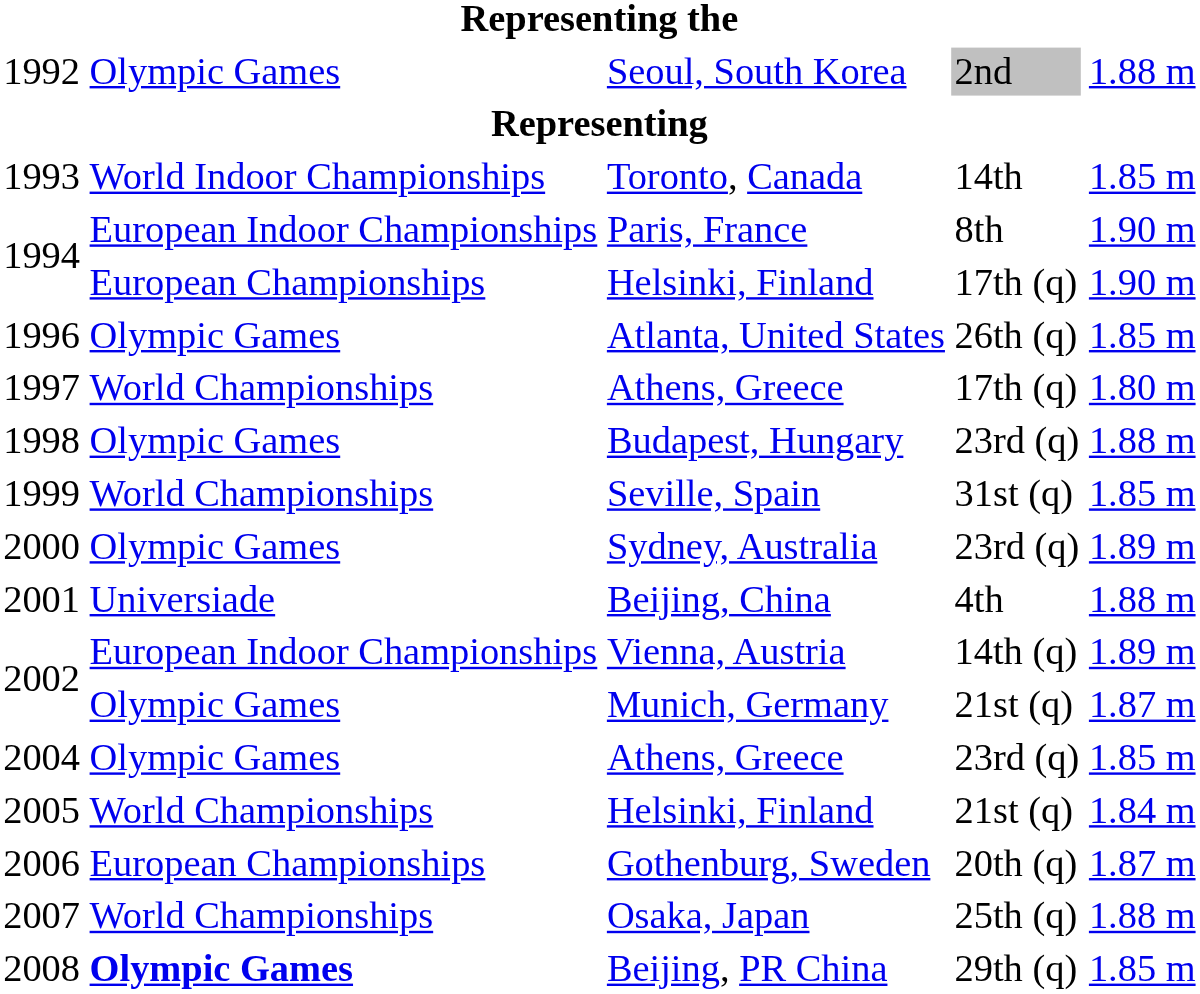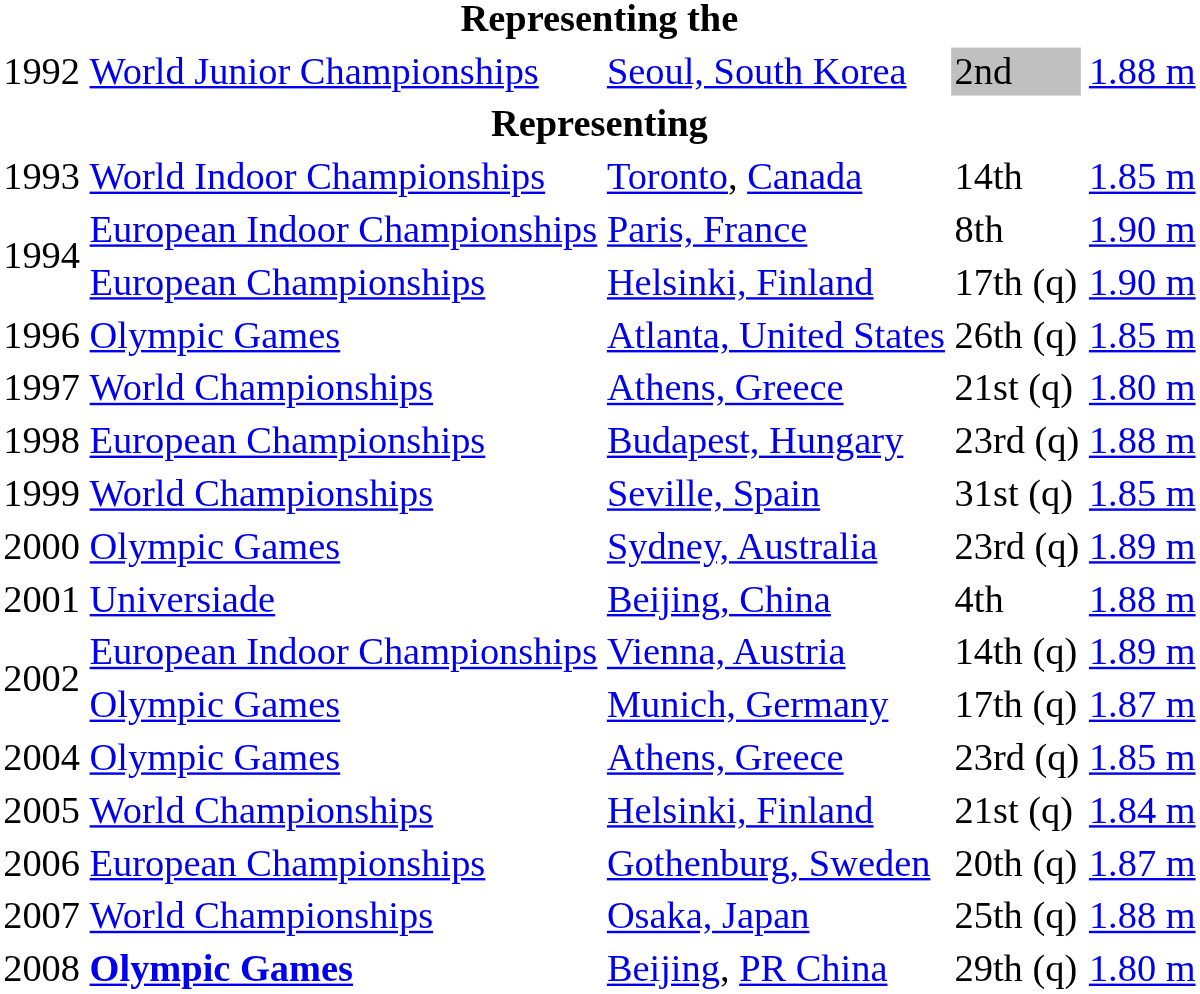(215, 70) Olympic Games -> (314, 70) World Junior Championships
(1016, 387) 17th (q) -> (1014, 387) 21st (q)
(215, 440) Olympic Games -> (287, 440) European Championships
(1014, 704) 21st (q) -> (1016, 704) 17th (q)
(1142, 968) 1.85 m -> (1142, 968) 1.80 m
